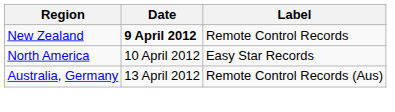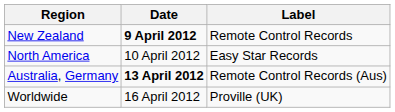(162, 76) normal -> (164, 76) bold
+ row: (38, 96)
